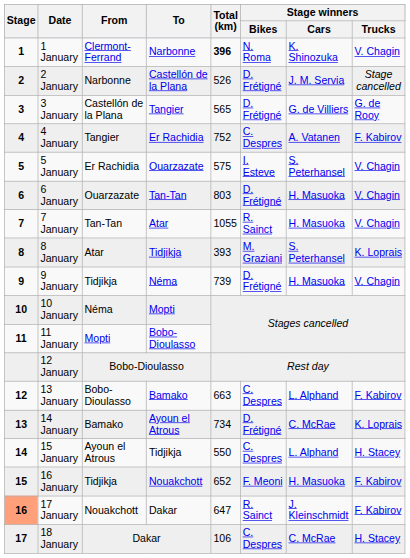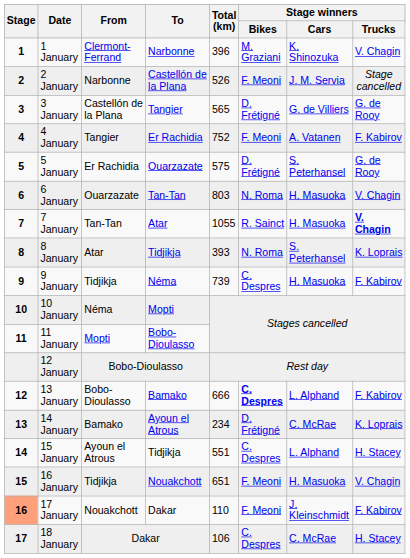(222, 52) bold -> (221, 52) normal
(257, 52) N. Roma -> (261, 52) M. Graziani
(262, 80) D. Frétigné -> (261, 80) F. Meoni
(262, 138) C. Despres -> (261, 138) F. Meoni
(259, 166) I. Esteve -> (261, 166) D. Frétigné
(377, 166) V. Chagin -> (368, 166) G. de Rooy
(262, 195) D. Frétigné -> (262, 195) N. Roma
(377, 224) normal -> (373, 224) bold
(262, 252) M. Graziani -> (262, 252) N. Roma
(262, 281) D. Frétigné -> (261, 281) C. Despres
(377, 281) V. Chagin -> (378, 281) F. Kabirov
(222, 395) 663 -> (221, 395) 666
(262, 395) normal -> (262, 395) bold
(222, 424) 734 -> (221, 424) 234
(222, 453) 550 -> (221, 453) 551
(222, 481) 652 -> (221, 481) 651
(378, 481) F. Kabirov -> (378, 481) V. Chagin
(222, 510) 647 -> (220, 510) 110
(257, 510) R. Sainct -> (261, 510) F. Meoni
